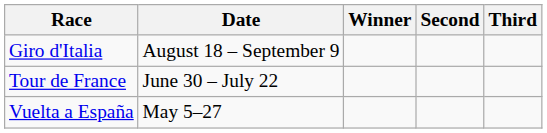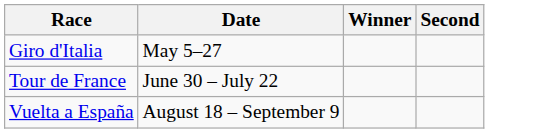- column: (513, 19)
(241, 50) August 18 – September 9 -> (182, 50) May 5–27
(182, 111) May 5–27 -> (241, 111) August 18 – September 9
